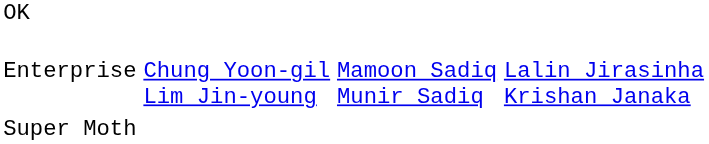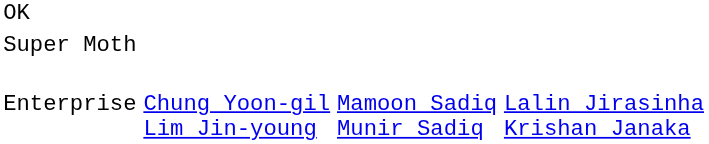rows swapped: (70, 129) <-> (70, 71)
